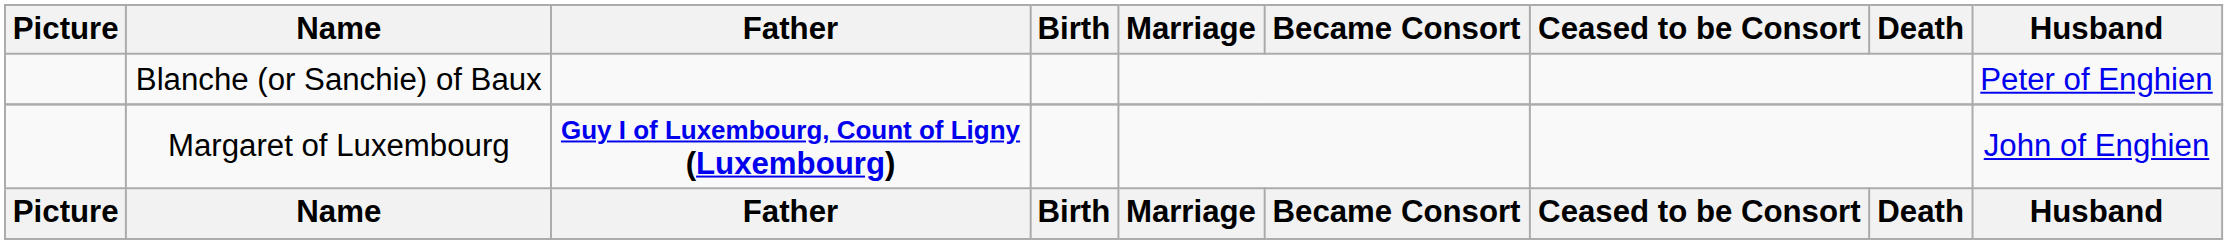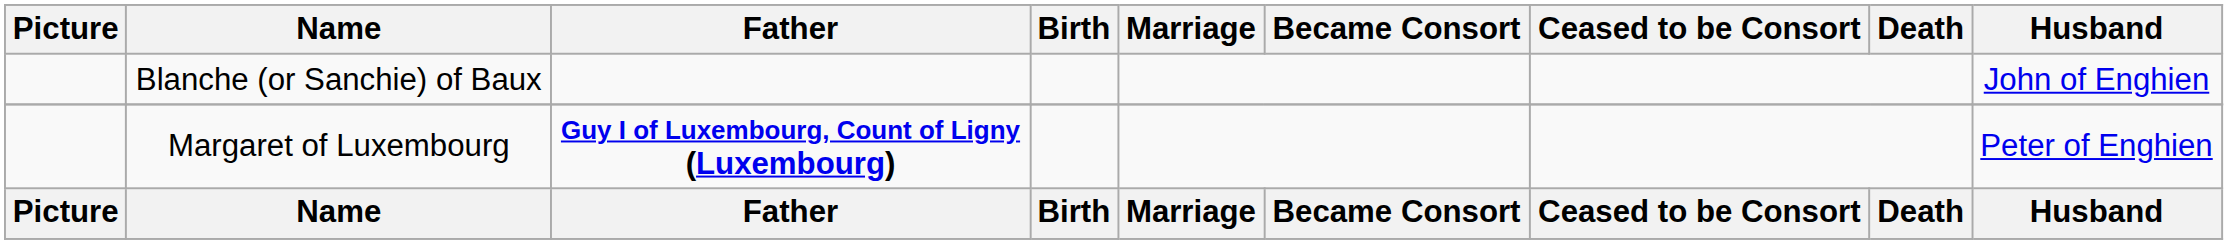(2097, 78) Peter of Enghien -> (2097, 78) John of Enghien
(2097, 145) John of Enghien -> (2097, 145) Peter of Enghien
